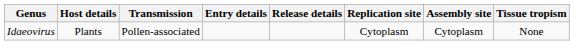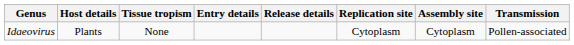columns swapped: (531, 13) <-> (161, 13)
